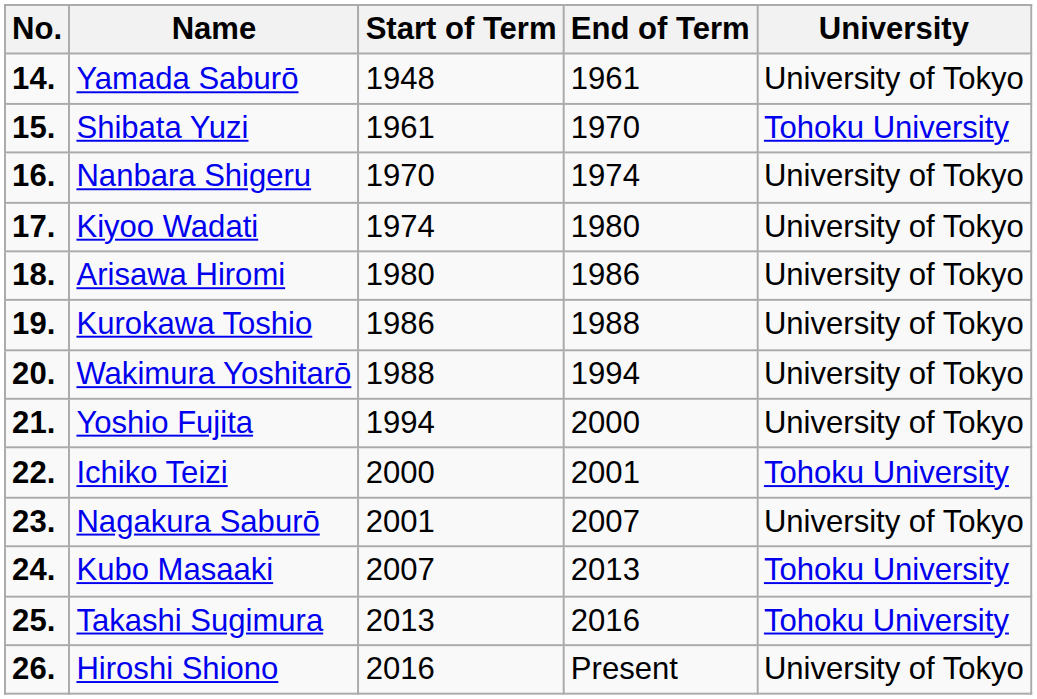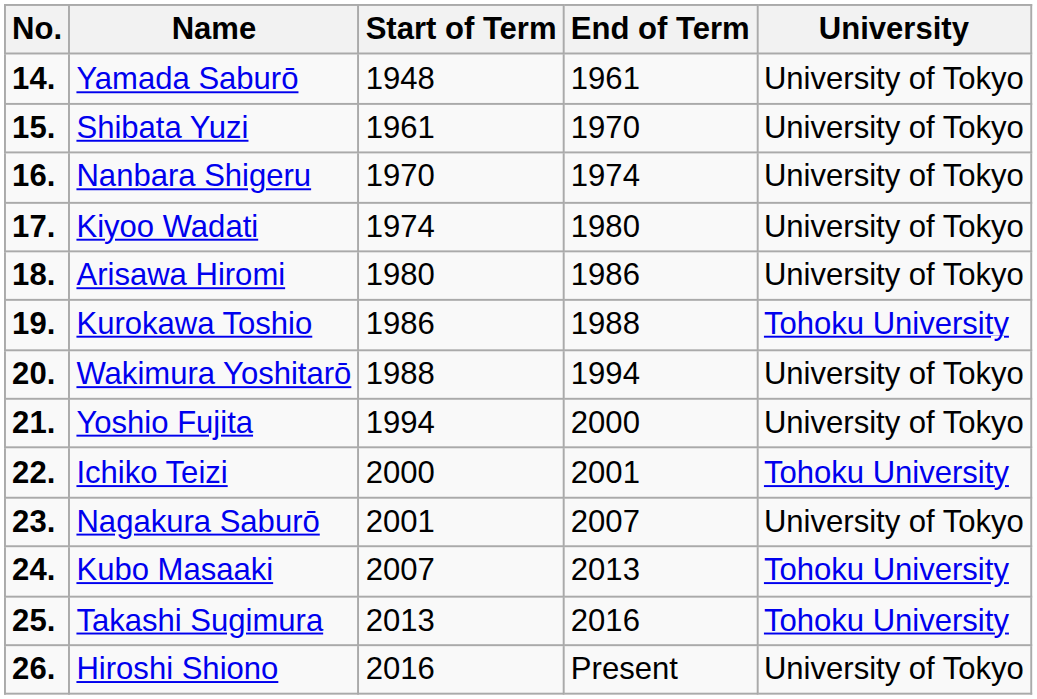(886, 127) Tohoku University -> (894, 127) University of Tokyo
(894, 324) University of Tokyo -> (886, 324) Tohoku University
